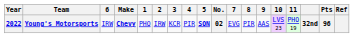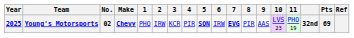columns swapped: (219, 9) <-> (107, 9)
(14, 23) 2022 -> (14, 23) 2025
(234, 23) normal -> (234, 23) bold
(327, 23) 96 -> (327, 23) 69
